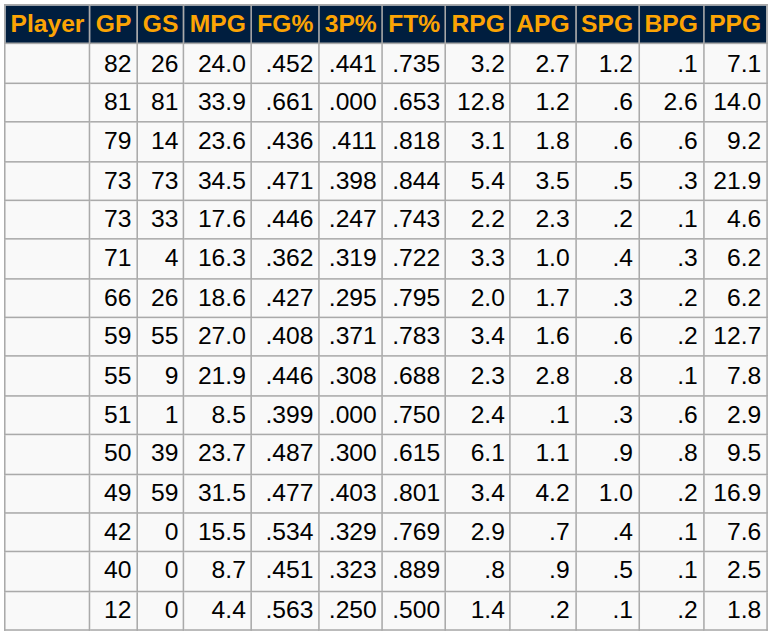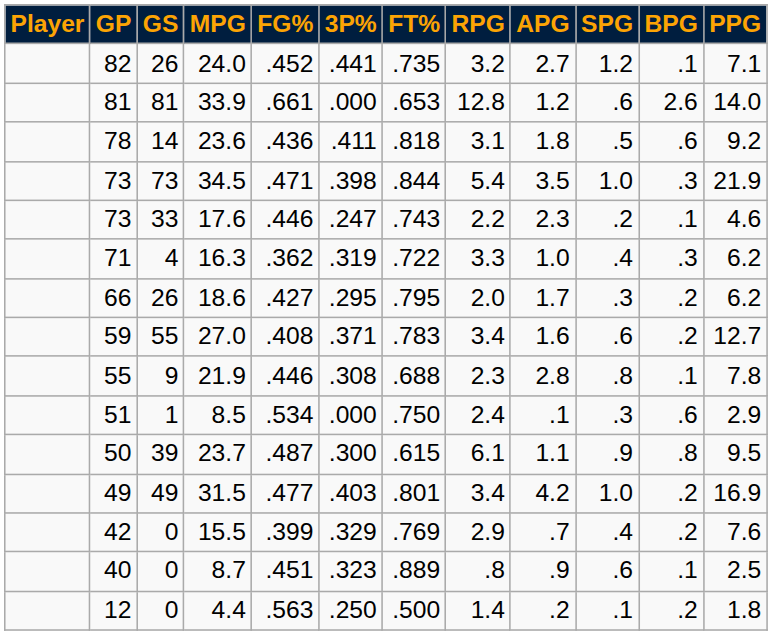(118, 141) 79 -> (118, 141) 78
(623, 141) .6 -> (623, 141) .5
(623, 180) .5 -> (616, 180) 1.0
(289, 414) .399 -> (289, 414) .534
(165, 492) 59 -> (165, 492) 49
(289, 532) .534 -> (289, 532) .399
(688, 532) .1 -> (688, 532) .2
(623, 571) .5 -> (623, 571) .6
